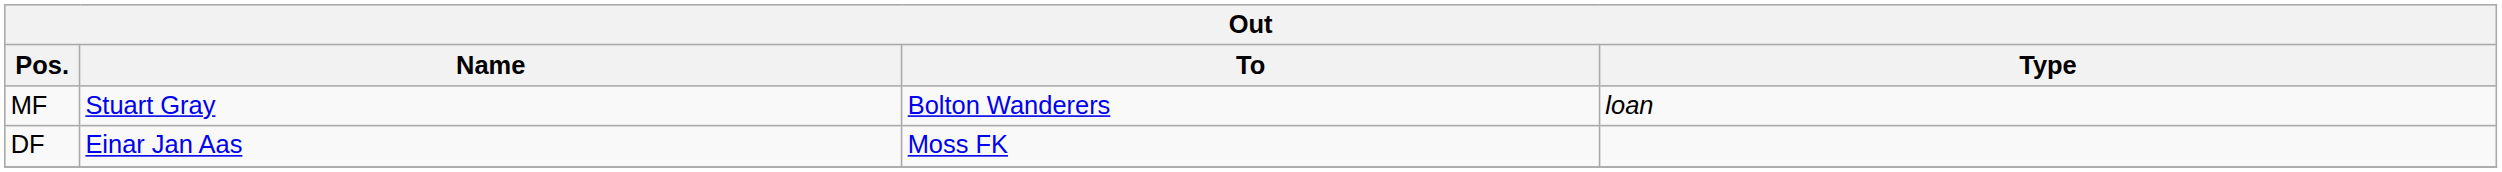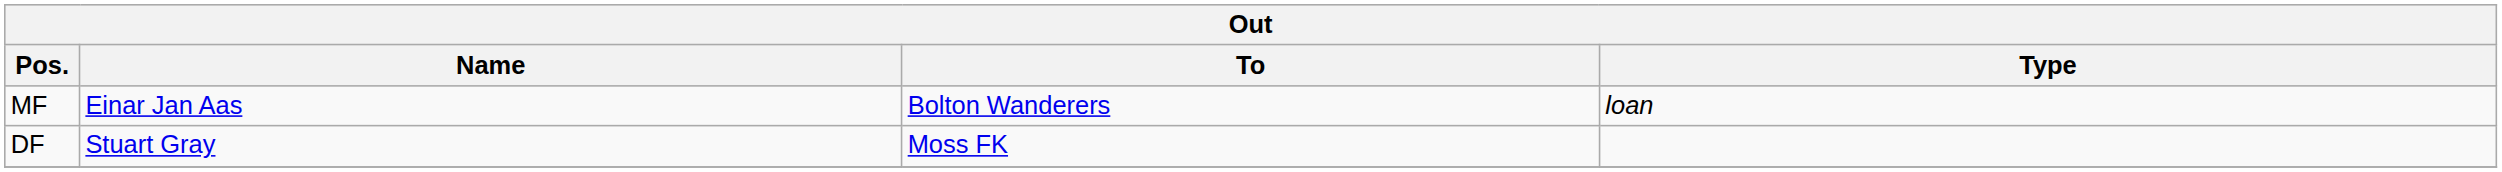(150, 105) Stuart Gray -> (164, 105) Einar Jan Aas
(164, 145) Einar Jan Aas -> (150, 145) Stuart Gray
